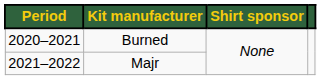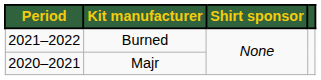(44, 40) 2020–2021 -> (44, 40) 2021–2022
(44, 63) 2021–2022 -> (44, 63) 2020–2021
